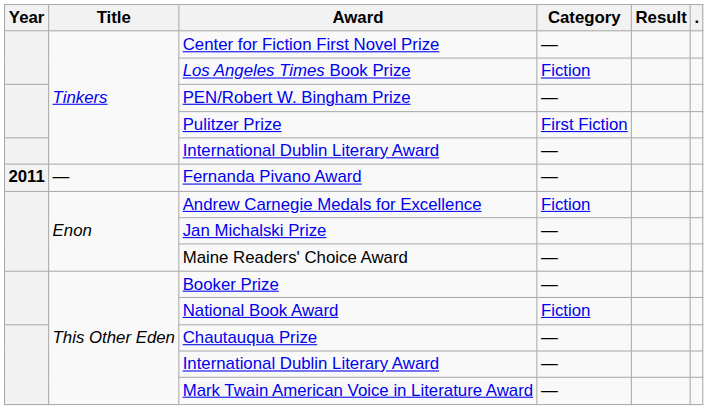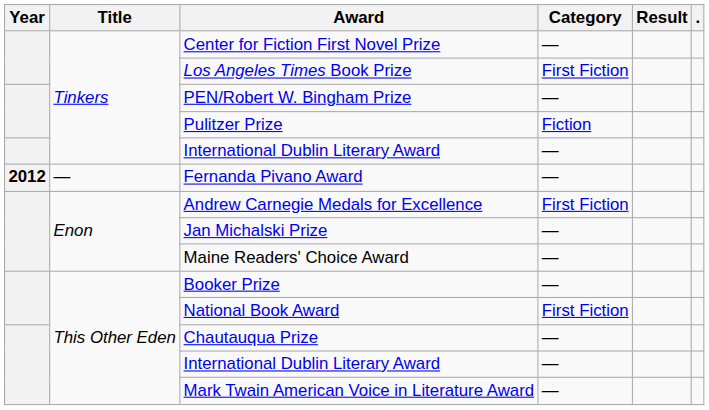(566, 71) Fiction -> (585, 71) First Fiction
(584, 124) First Fiction -> (567, 124) Fiction
(27, 177) 2011 -> (27, 177) 2012
(566, 204) Fiction -> (585, 204) First Fiction
(566, 310) Fiction -> (585, 310) First Fiction
